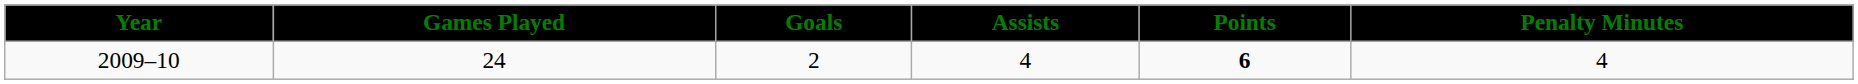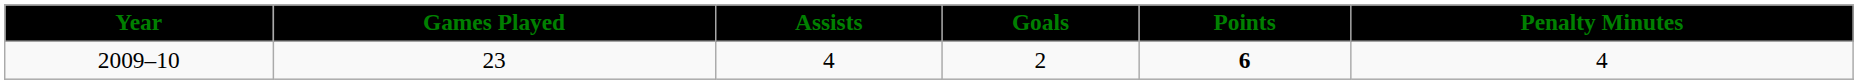columns swapped: (814, 23) <-> (1025, 23)
(494, 60) 24 -> (494, 60) 23
